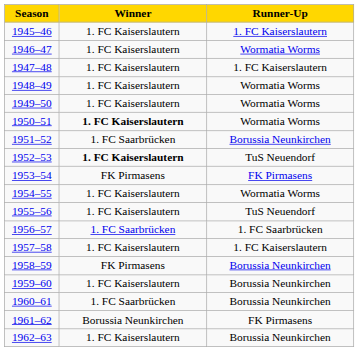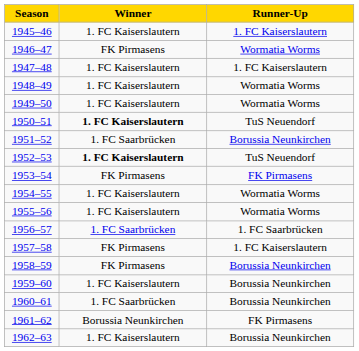(133, 49) 1. FC Kaiserslautern -> (133, 49) FK Pirmasens
(280, 121) Wormatia Worms -> (280, 121) TuS Neuendorf
(280, 211) TuS Neuendorf -> (280, 211) Wormatia Worms
(133, 247) 1. FC Kaiserslautern -> (133, 247) FK Pirmasens
